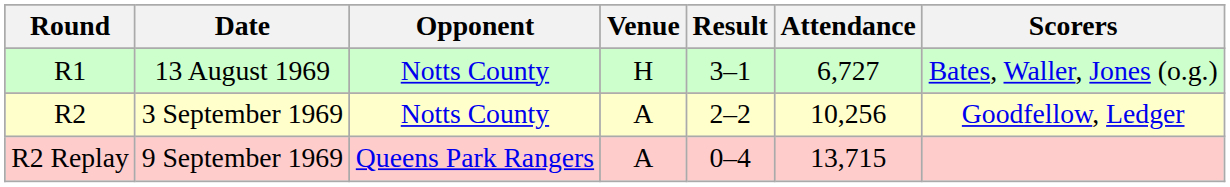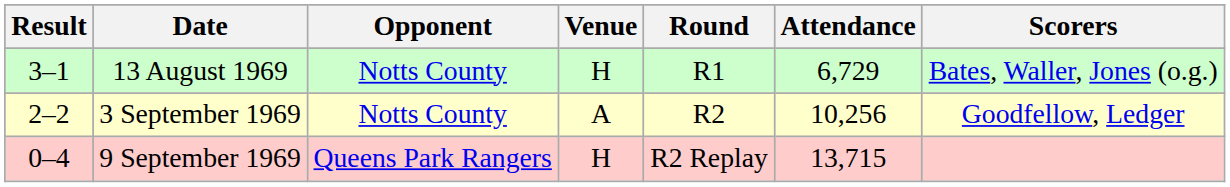columns swapped: (70, 26) <-> (730, 26)
(848, 70) 6,727 -> (848, 70) 6,729
(643, 158) A -> (601, 158) H
